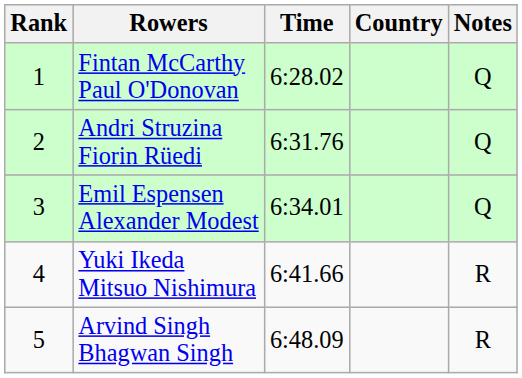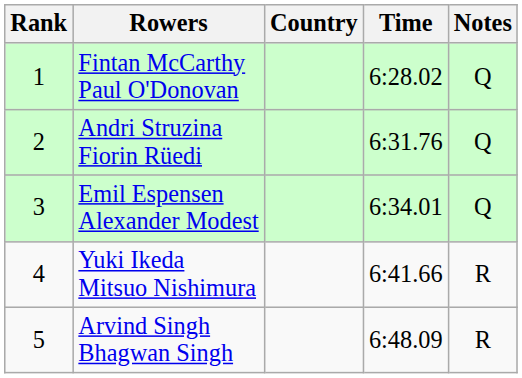columns swapped: (399, 23) <-> (307, 23)
